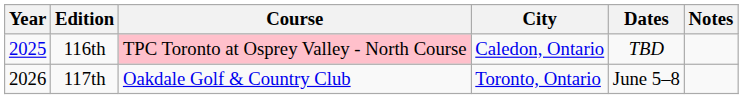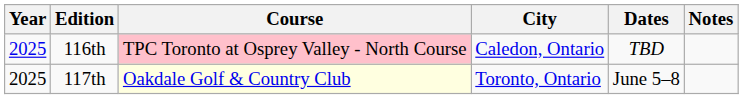(28, 78) 2026 -> (28, 78) 2025
(237, 78) no background -> (237, 78) lightyellow background
